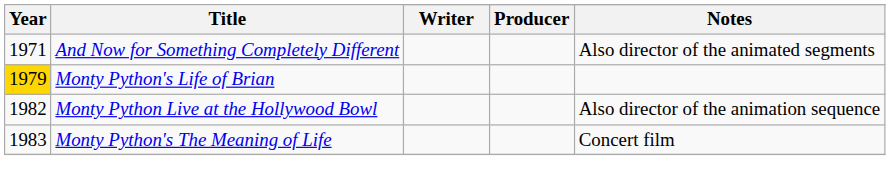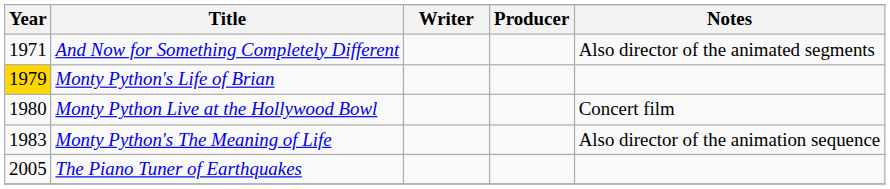(28, 109) 1982 -> (28, 109) 1980
(729, 109) Also director of the animation sequence -> (627, 109) Concert film
(627, 139) Concert film -> (729, 139) Also director of the animation sequence
+ row: (179, 169)
